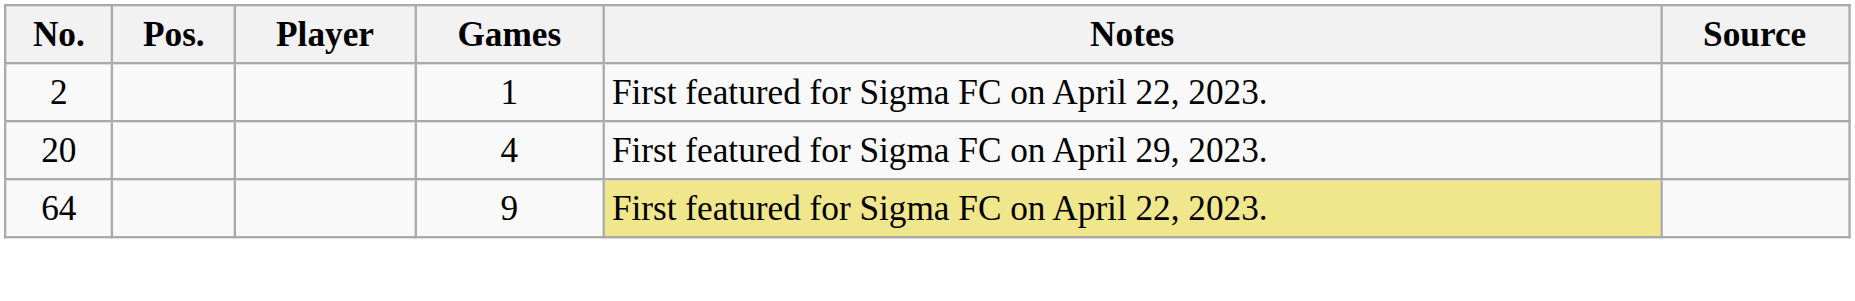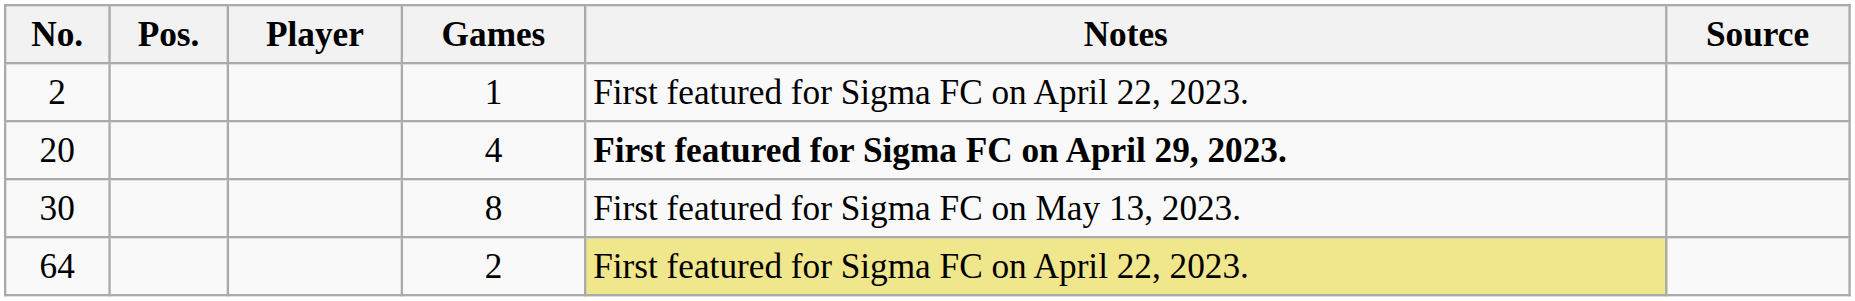(940, 150) normal -> (940, 150) bold
+ row: (57, 208)
(509, 208) 9 -> (493, 266) 2
